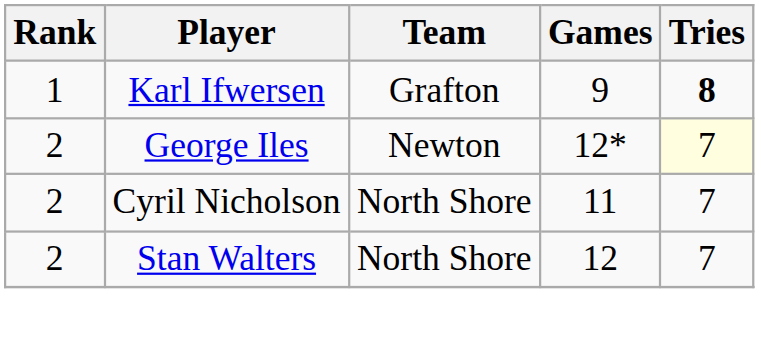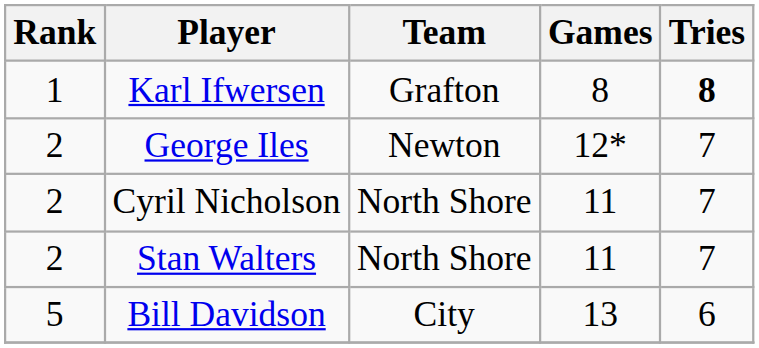(600, 88) 9 -> (600, 88) 8
(707, 145) lightyellow background -> (707, 145) no background
(600, 257) 12 -> (600, 257) 11
+ row: (227, 314)
